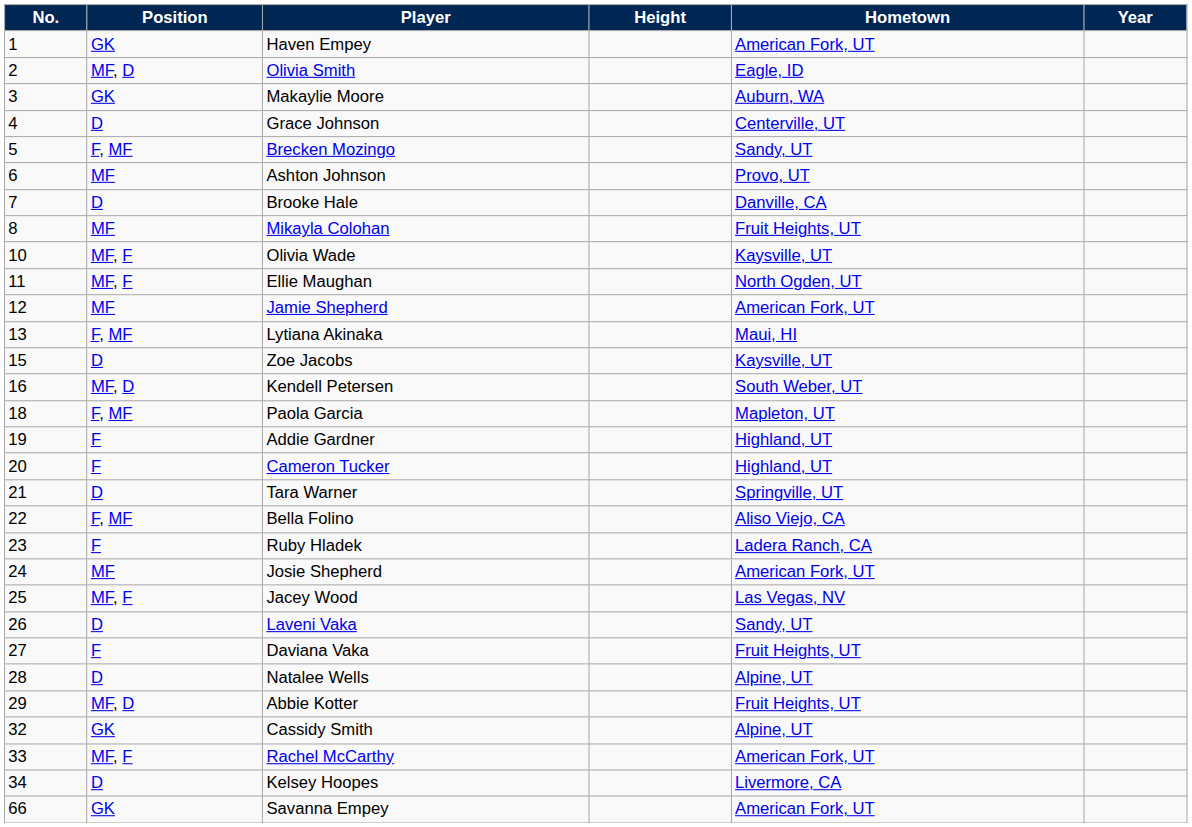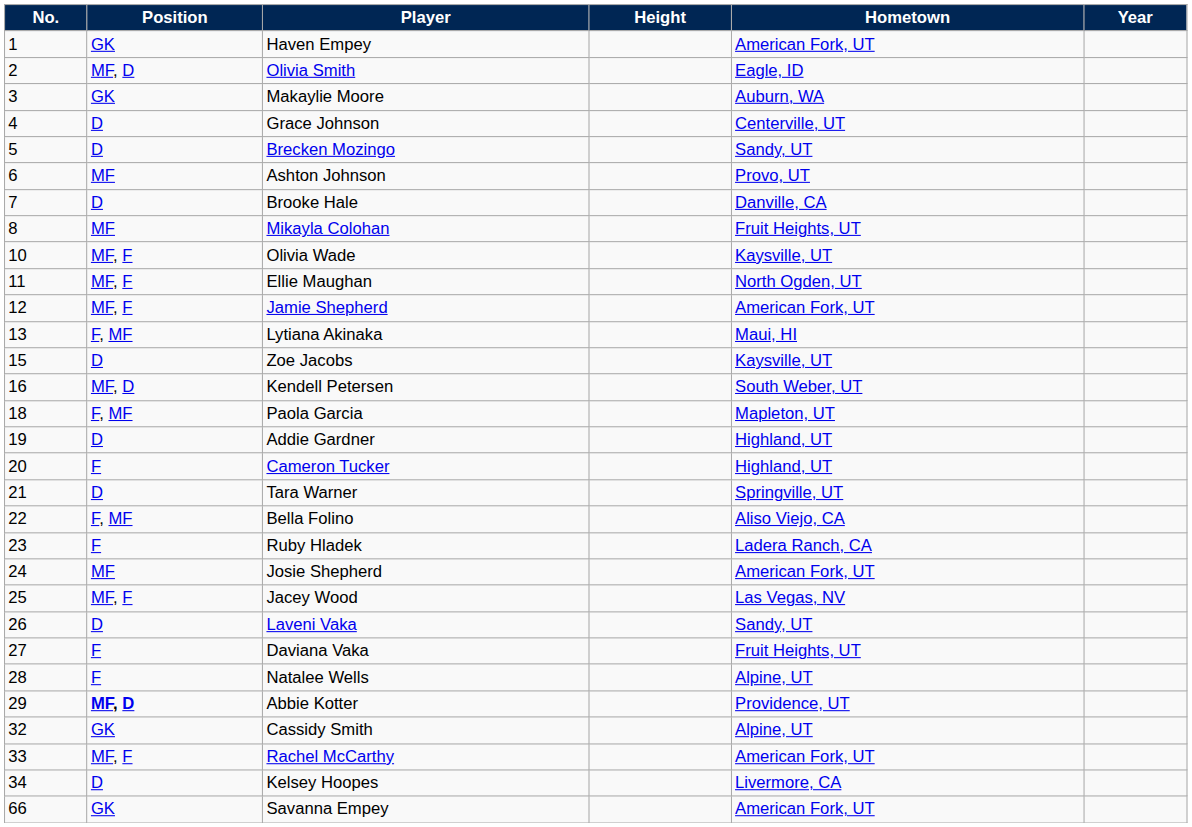(112, 149) F, MF -> (97, 149) D
(103, 307) MF -> (112, 307) MF, F
(96, 439) F -> (97, 439) D
(97, 677) D -> (96, 677) F
(113, 703) normal -> (113, 703) bold
(798, 703) Fruit Heights, UT -> (792, 703) Providence, UT
